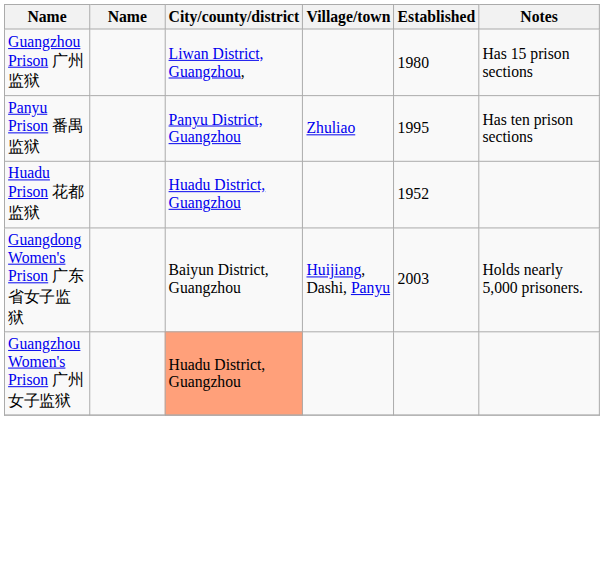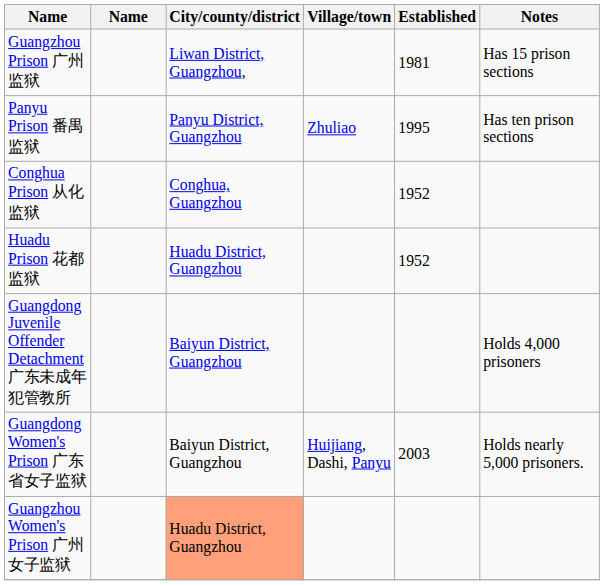(413, 62) 1980 -> (414, 62) 1981
+ row: (46, 193)
+ row: (47, 351)
